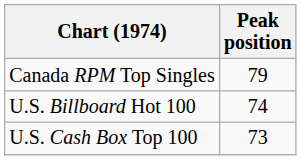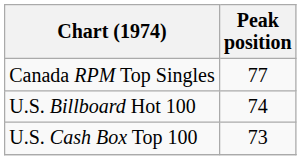(258, 74) 79 -> (258, 74) 77
